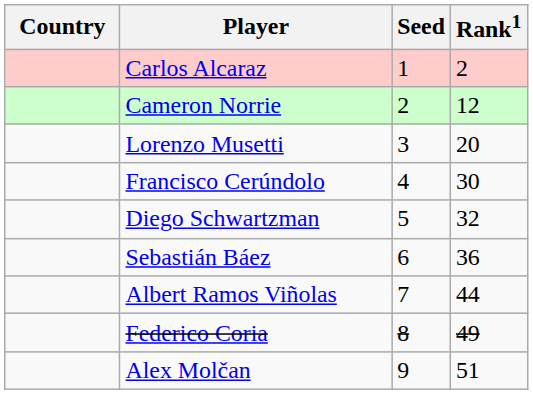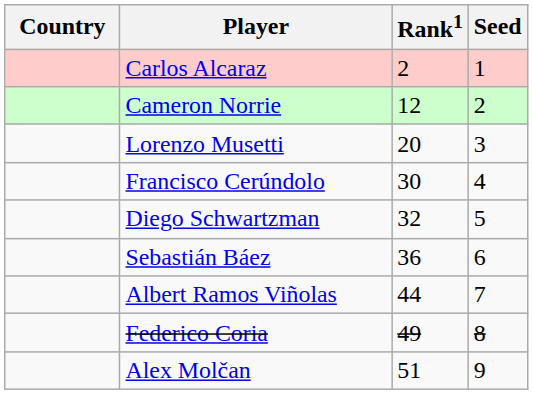columns swapped: (489, 26) <-> (421, 26)
